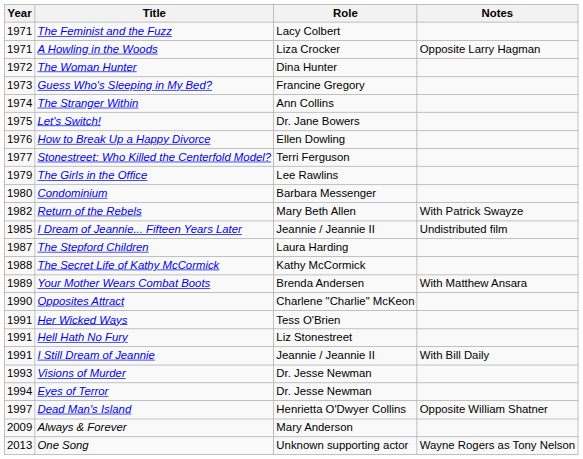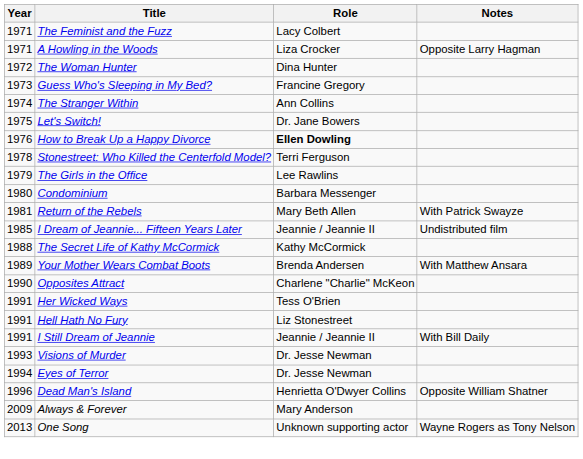(311, 139) normal -> (314, 139) bold
(20, 157) 1977 -> (20, 157) 1978
(20, 211) 1982 -> (20, 211) 1981
- row: (93, 247)
(20, 409) 1997 -> (20, 391) 1996
